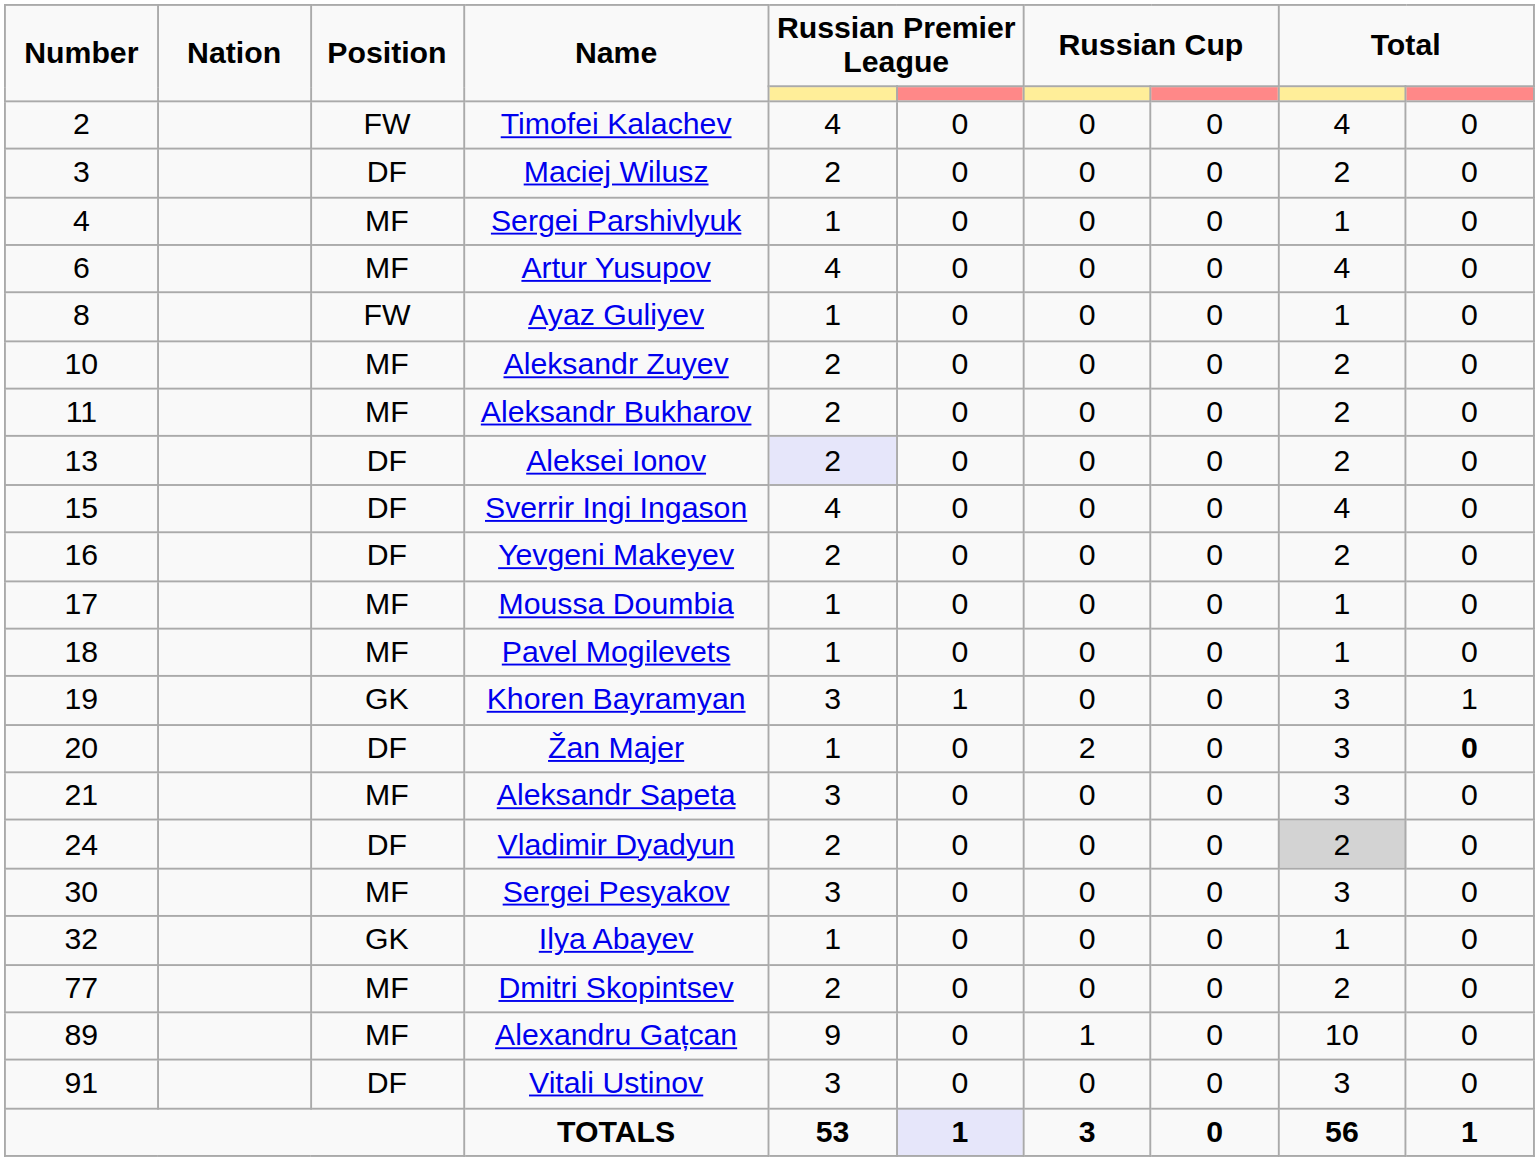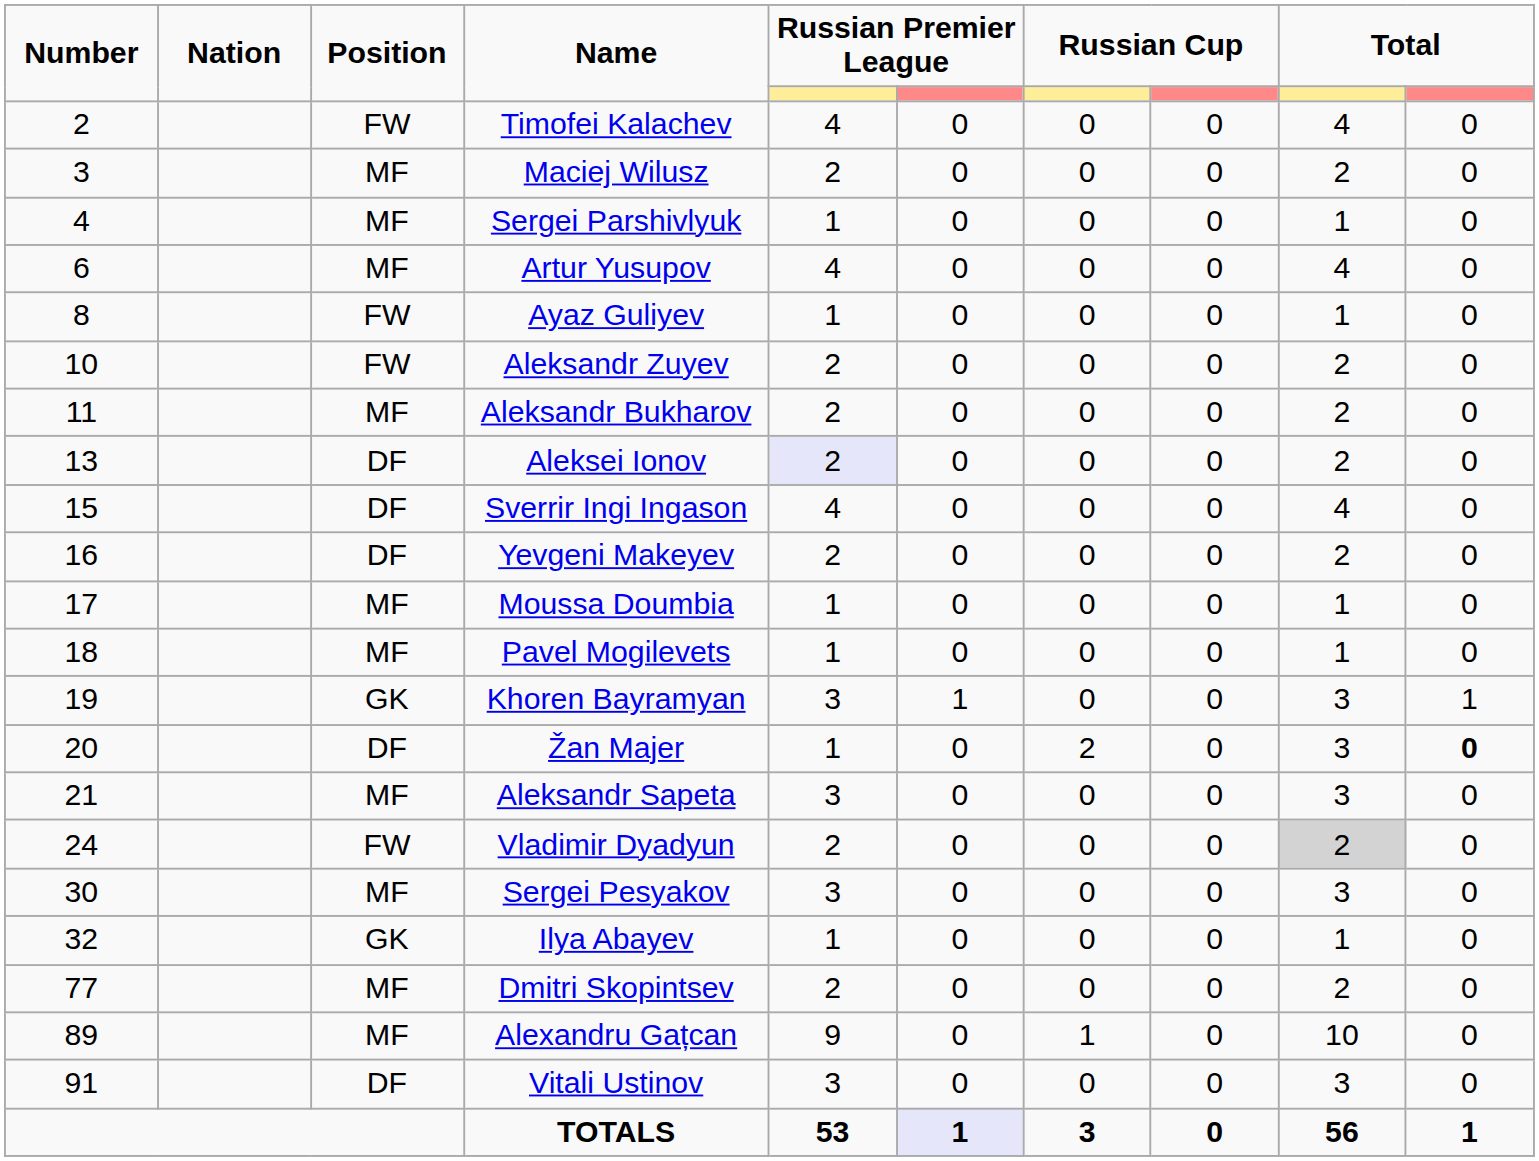(387, 172) DF -> (387, 172) MF
(387, 364) MF -> (387, 364) FW
(387, 843) DF -> (387, 843) FW
